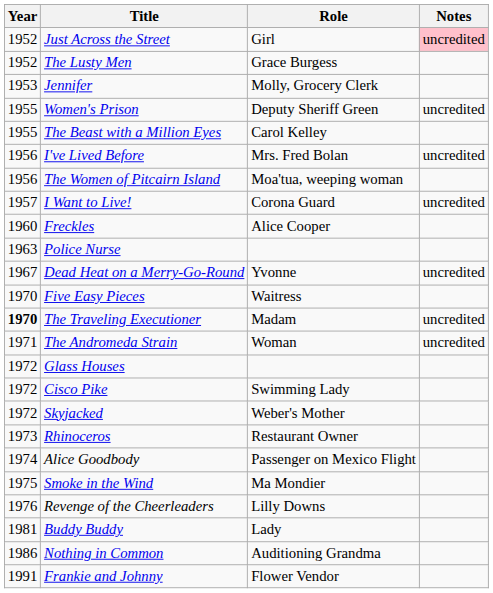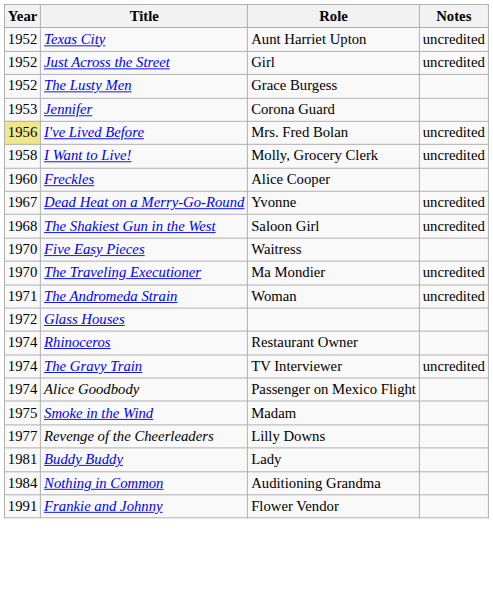+ row: (75, 39)
(454, 39) pink background -> (454, 62) no background
(315, 86) Molly, Grocery Clerk -> (293, 109) Corona Guard
- row: (91, 109)
- row: (133, 132)
(23, 156) no background -> (23, 132) khaki background
- row: (132, 179)
(23, 202) 1957 -> (23, 156) 1958
(293, 202) Corona Guard -> (315, 156) Molly, Grocery Clerk
- row: (82, 249)
+ row: (130, 226)
(23, 319) bold -> (23, 272) normal
(274, 319) Madam -> (288, 272) Ma Mondier
- row: (76, 389)
- row: (73, 413)
(23, 436) 1973 -> (23, 343) 1974
+ row: (93, 366)
(288, 483) Ma Mondier -> (274, 413) Madam
(23, 506) 1976 -> (23, 436) 1977
(23, 553) 1986 -> (23, 483) 1984
